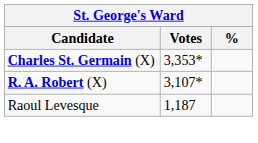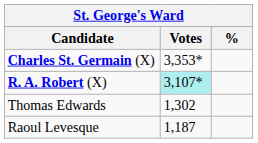(183, 82) no background -> (183, 82) paleturquoise background
+ row: (57, 104)
